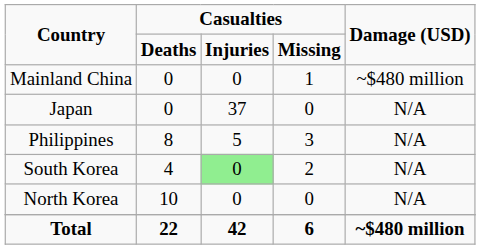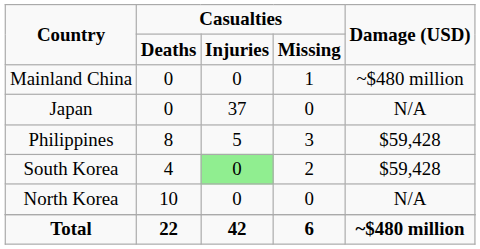(410, 139) N/A -> (410, 139) $59,428
(410, 169) N/A -> (410, 169) $59,428
